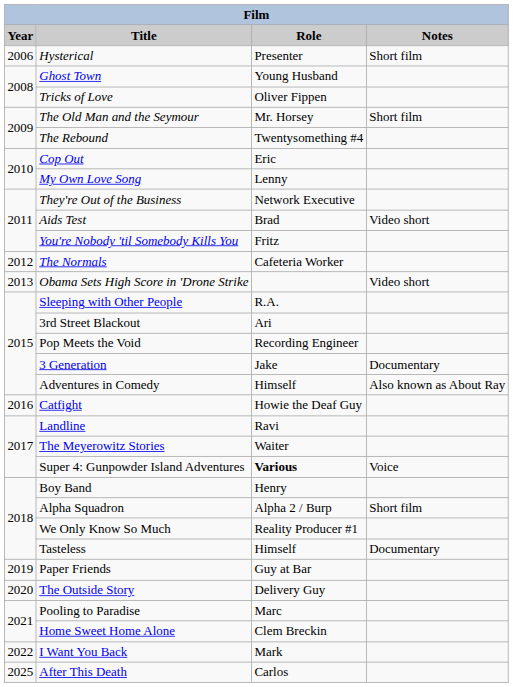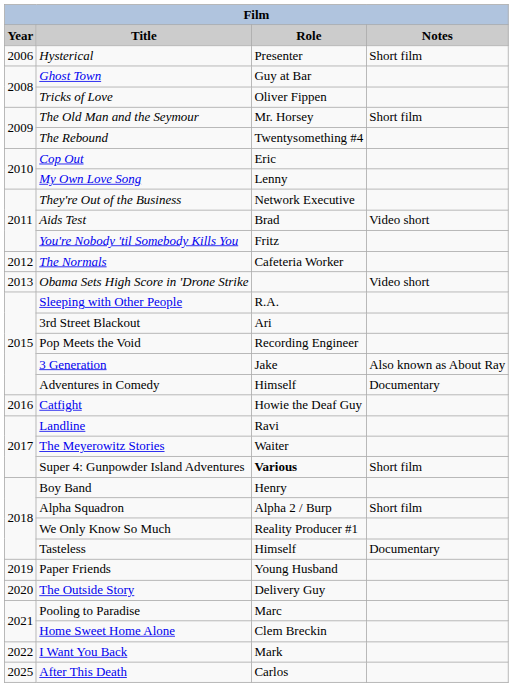(296, 76) Young Husband -> (283, 76) Guy at Bar
(405, 364) Documentary -> (437, 364) Also known as About Ray
(437, 384) Also known as About Ray -> (405, 384) Documentary
(384, 466) Voice -> (396, 466) Short film
(283, 569) Guy at Bar -> (296, 569) Young Husband
